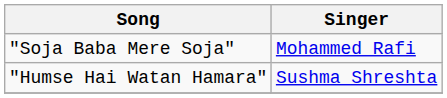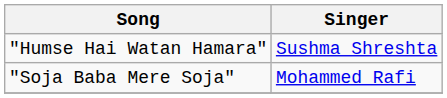rows swapped: (122, 49) <-> (138, 78)
